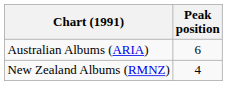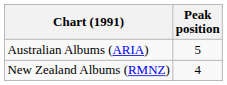(198, 49) 6 -> (198, 49) 5
